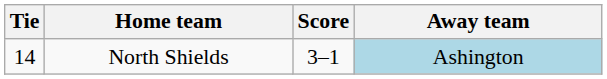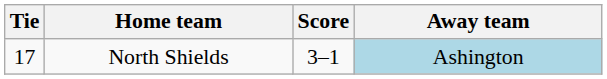(25, 56) 14 -> (25, 56) 17
